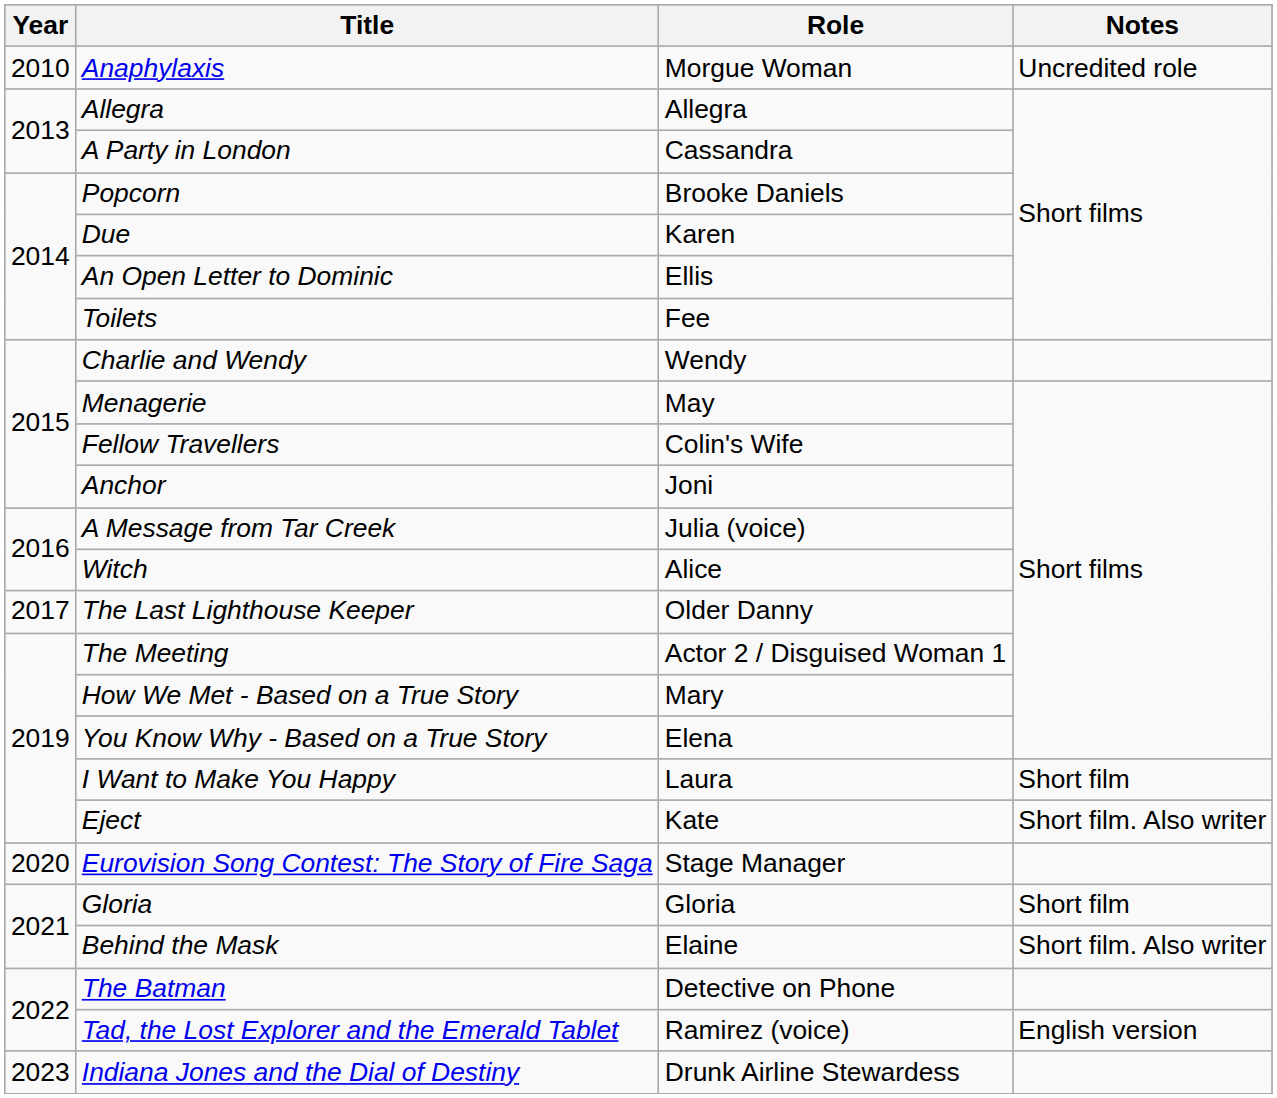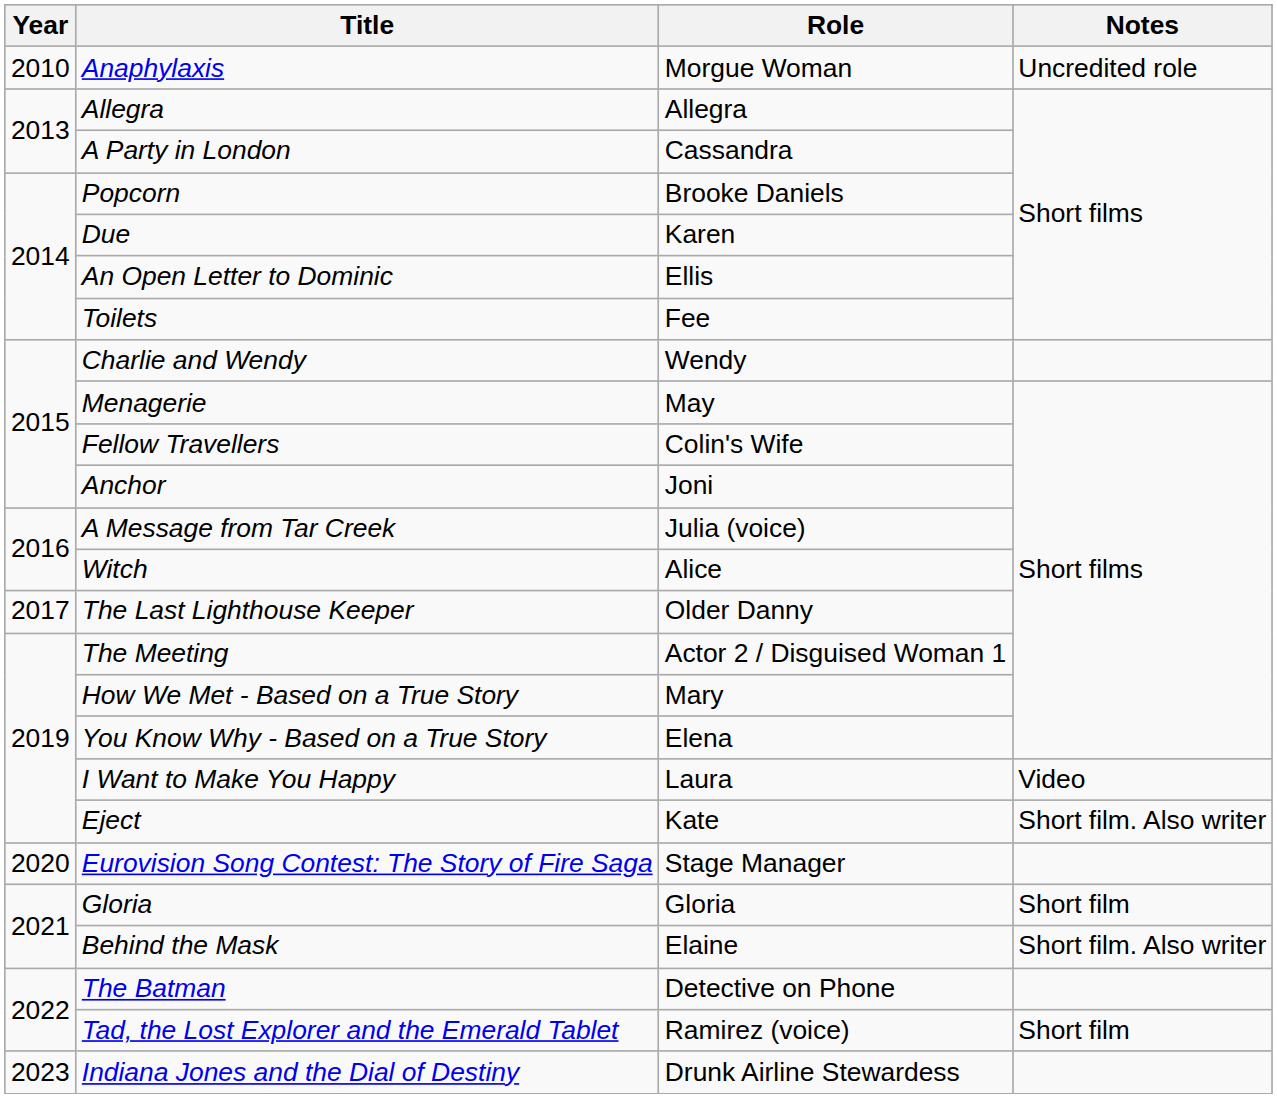(1074, 779) Short film -> (1052, 779) Video
(1108, 1030) English version -> (1074, 1030) Short film
